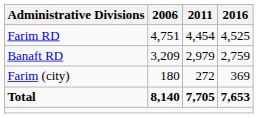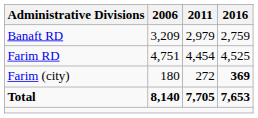rows swapped: (35, 55) <-> (33, 35)
(240, 76) normal -> (240, 76) bold
